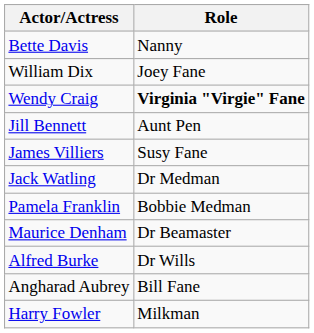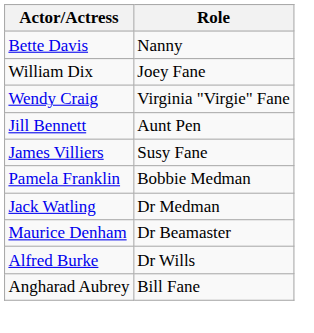(221, 98) bold -> (214, 98) normal
rows swapped: (64, 206) <-> (52, 179)
- row: (54, 313)
